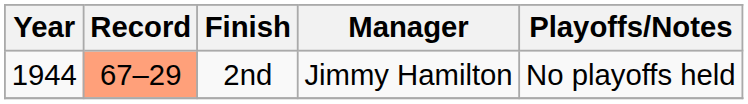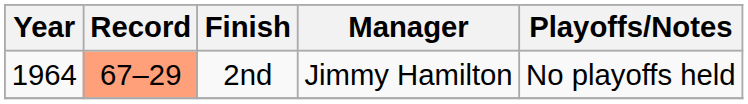(44, 74) 1944 -> (44, 74) 1964
